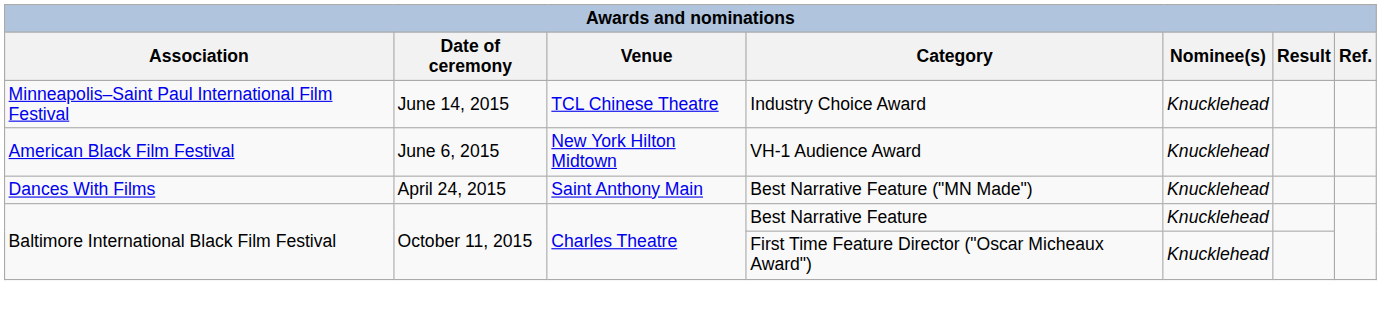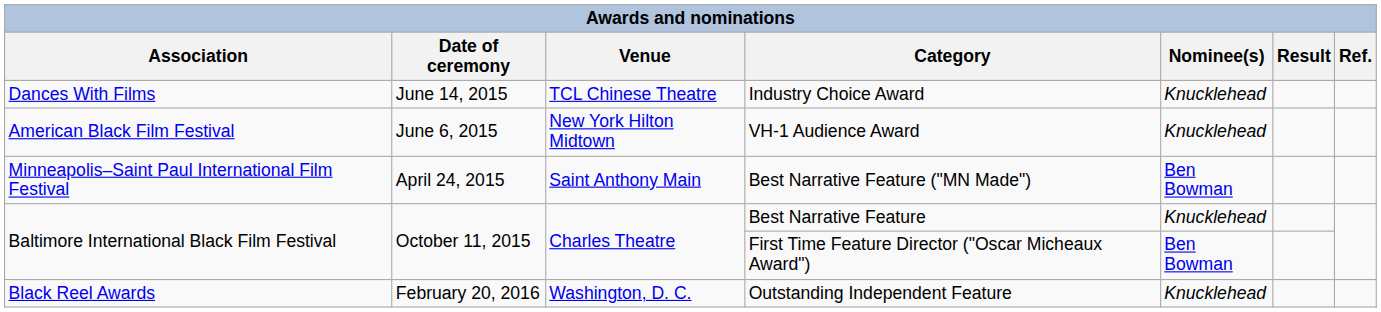(171, 103) Minneapolis–Saint Paul International Film Festival -> (82, 94) Dances With Films
(82, 189) Dances With Films -> (171, 179) Minneapolis–Saint Paul International Film Festival
(1218, 189) Knucklehead -> (1199, 179) Ben Bowman
(1218, 255) Knucklehead -> (1199, 255) Ben Bowman
+ row: (880, 293)
